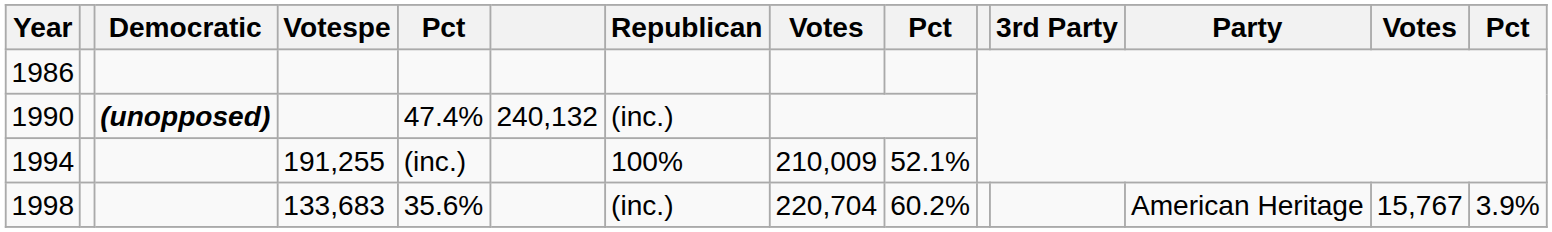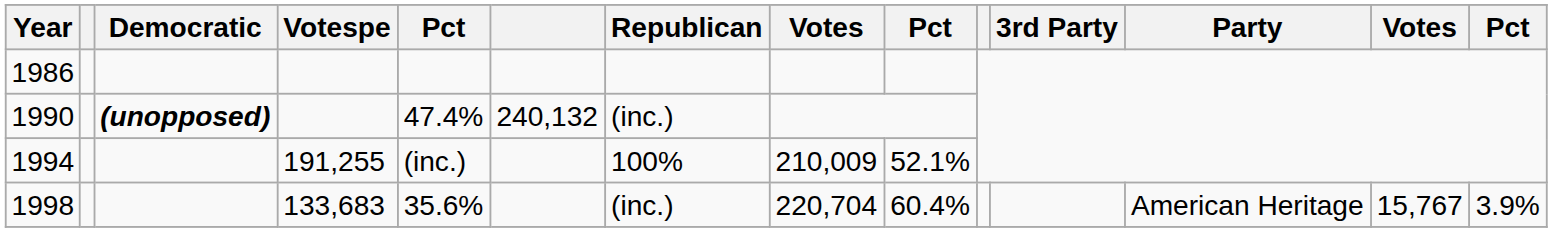(930, 205) 60.2% -> (930, 205) 60.4%
